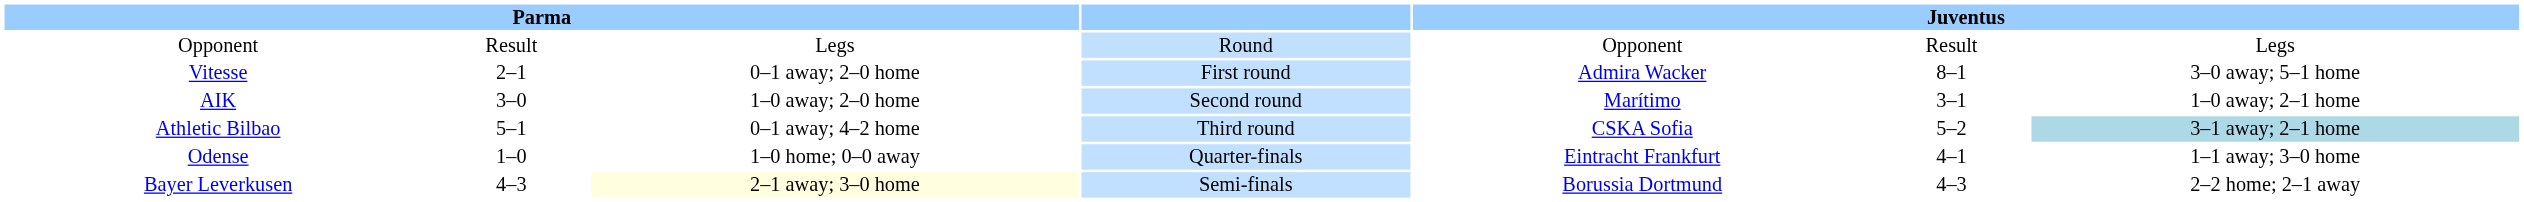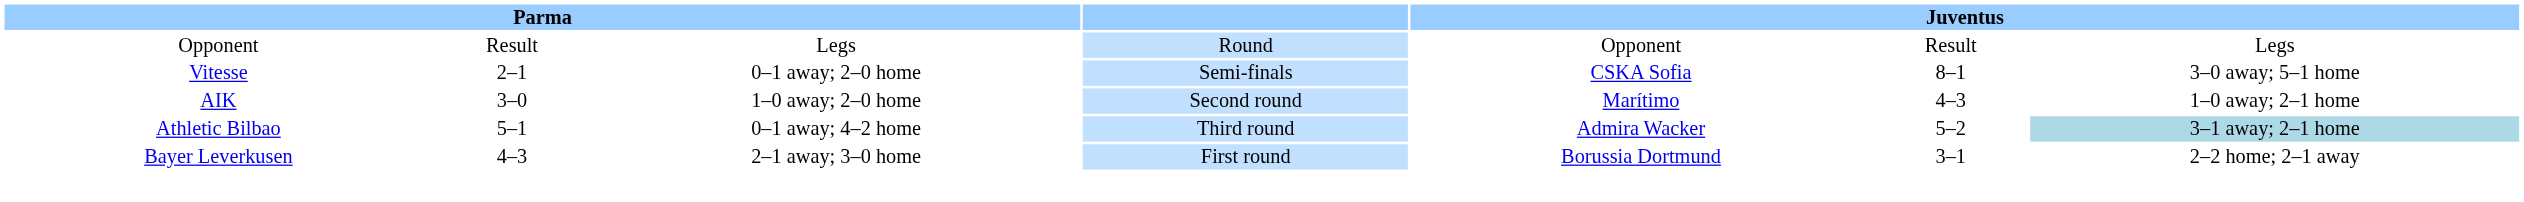(1246, 72) First round -> (1246, 72) Semi-finals
(1642, 72) Admira Wacker -> (1641, 72) CSKA Sofia
(1952, 100) 3–1 -> (1951, 100) 4–3
(1642, 128) CSKA Sofia -> (1641, 128) Admira Wacker
- row: (218, 156)
(835, 184) lightyellow background -> (836, 156) no background
(1246, 184) Semi-finals -> (1246, 156) First round
(1952, 184) 4–3 -> (1951, 156) 3–1
